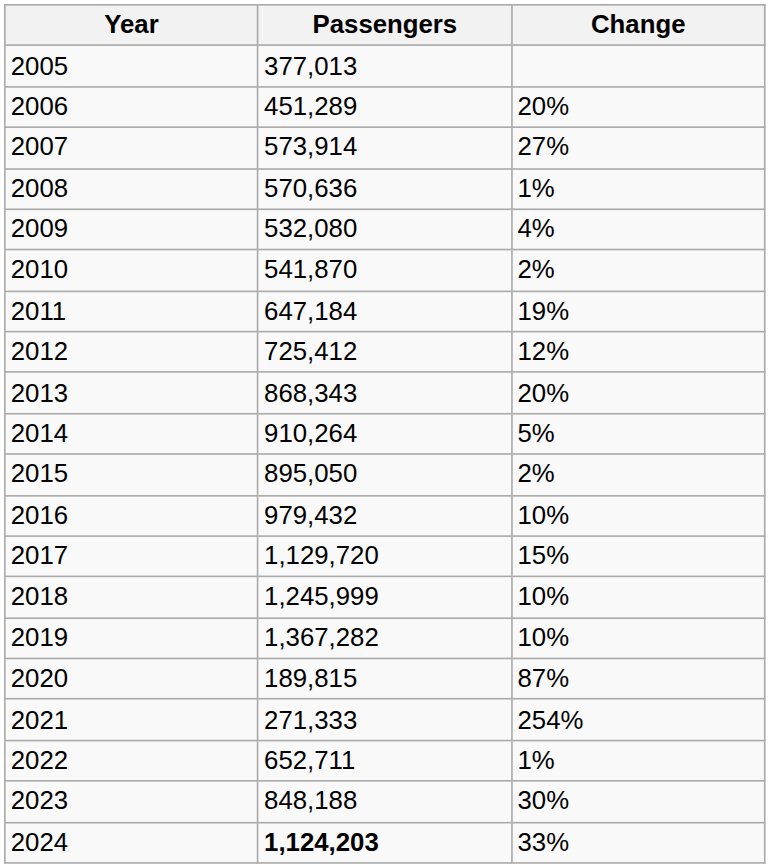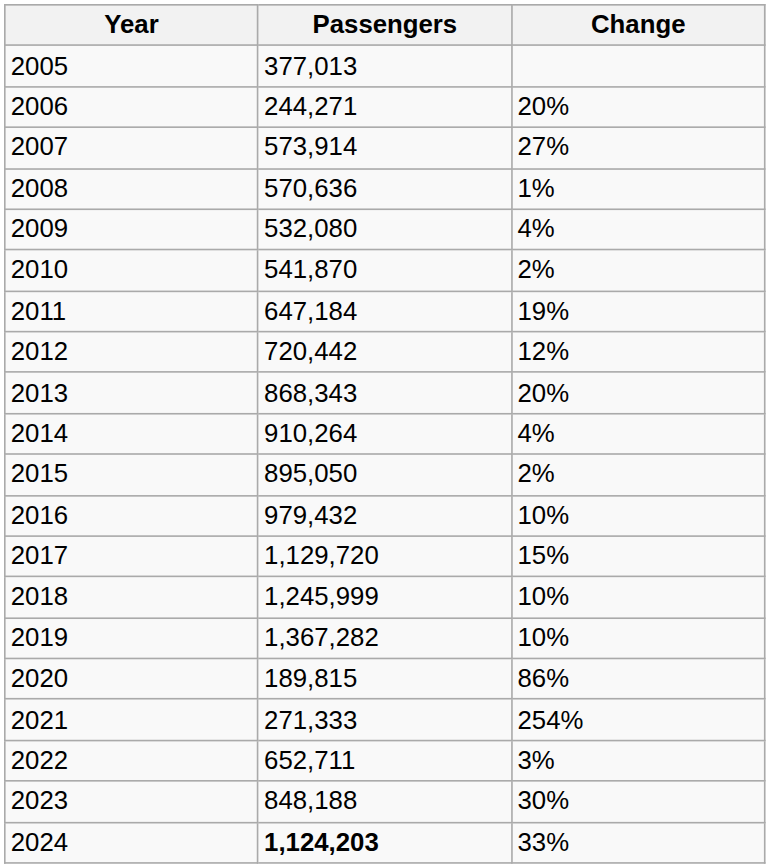(311, 106) 451,289 -> (311, 106) 244,271
(311, 351) 725,412 -> (311, 351) 720,442
(536, 433) 5% -> (536, 433) 4%
(543, 678) 87% -> (543, 678) 86%
(536, 760) 1% -> (536, 760) 3%
